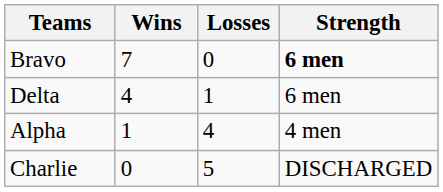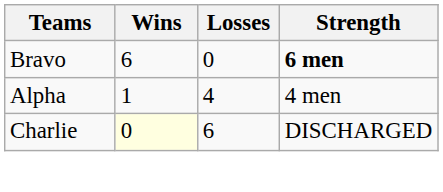(126, 58) 7 -> (126, 58) 6
- row: (35, 95)
(126, 167) no background -> (126, 131) lightyellow background
(208, 167) 5 -> (208, 131) 6
